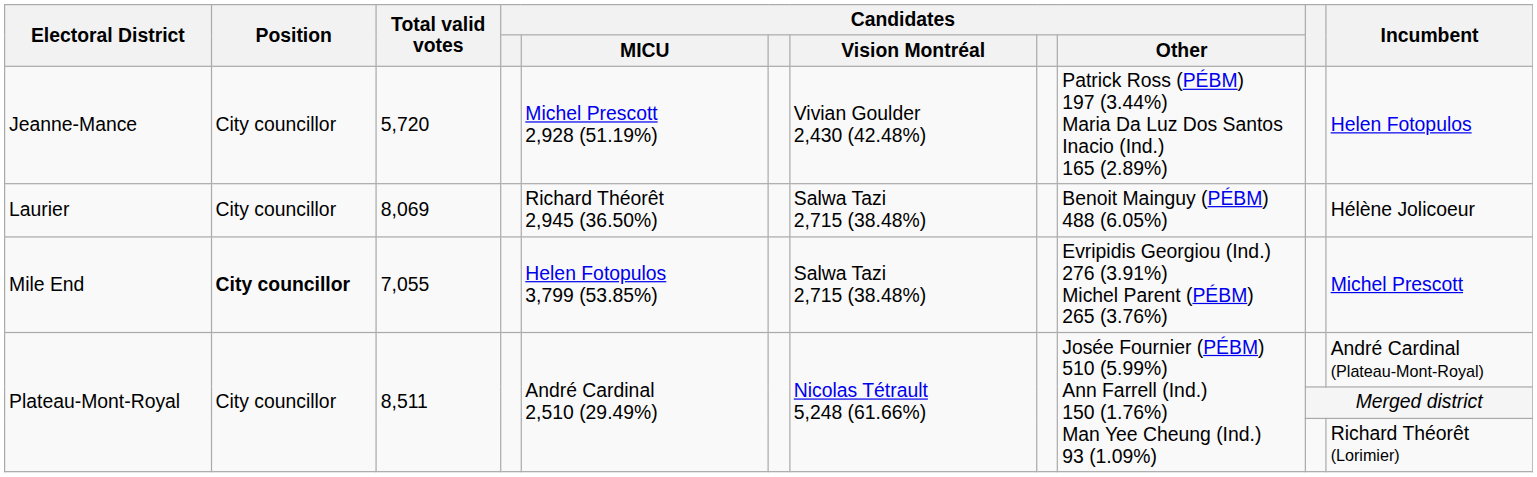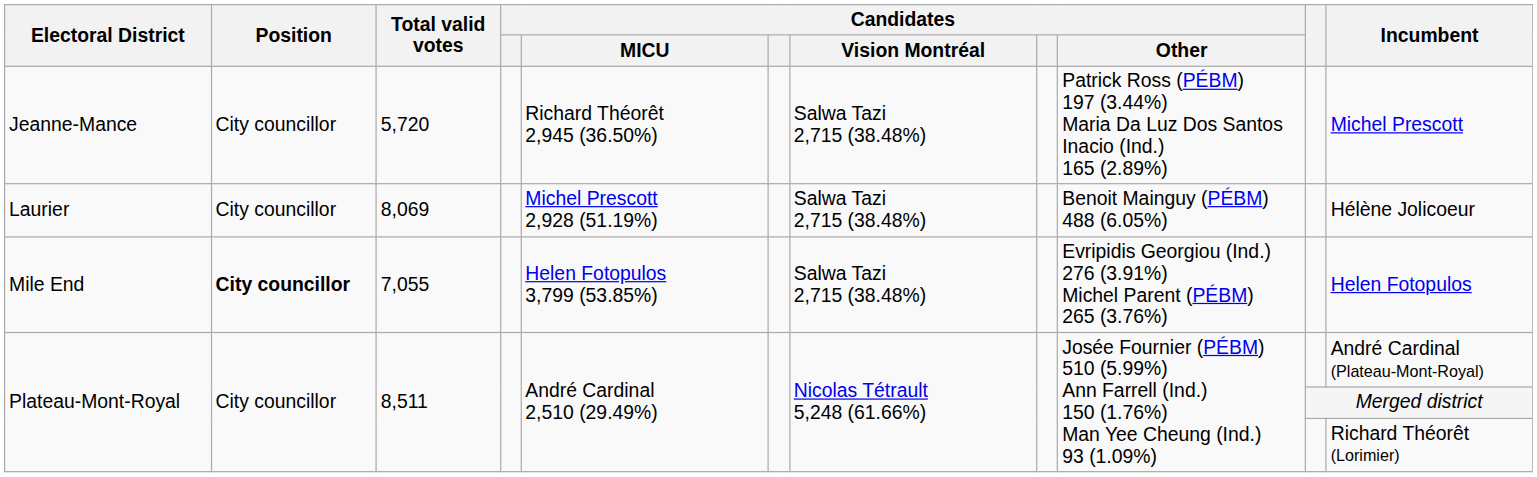(592, 124) Michel Prescott 2,928 (51.19%) -> (595, 124) Richard Théorêt 2,945 (36.50%)
(860, 124) Vivian Goulder 2,430 (42.48%) -> (860, 124) Salwa Tazi 2,715 (38.48%)
(1401, 124) Helen Fotopulos -> (1397, 124) Michel Prescott
(595, 209) Richard Théorêt 2,945 (36.50%) -> (592, 209) Michel Prescott 2,928 (51.19%)
(1397, 284) Michel Prescott -> (1401, 284) Helen Fotopulos
